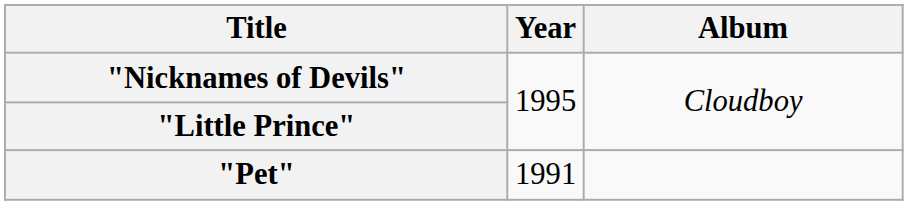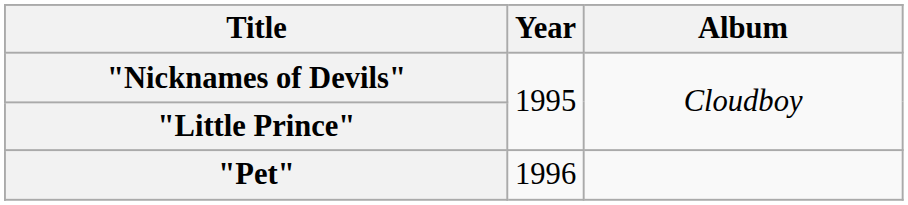(546, 174) 1991 -> (546, 174) 1996
